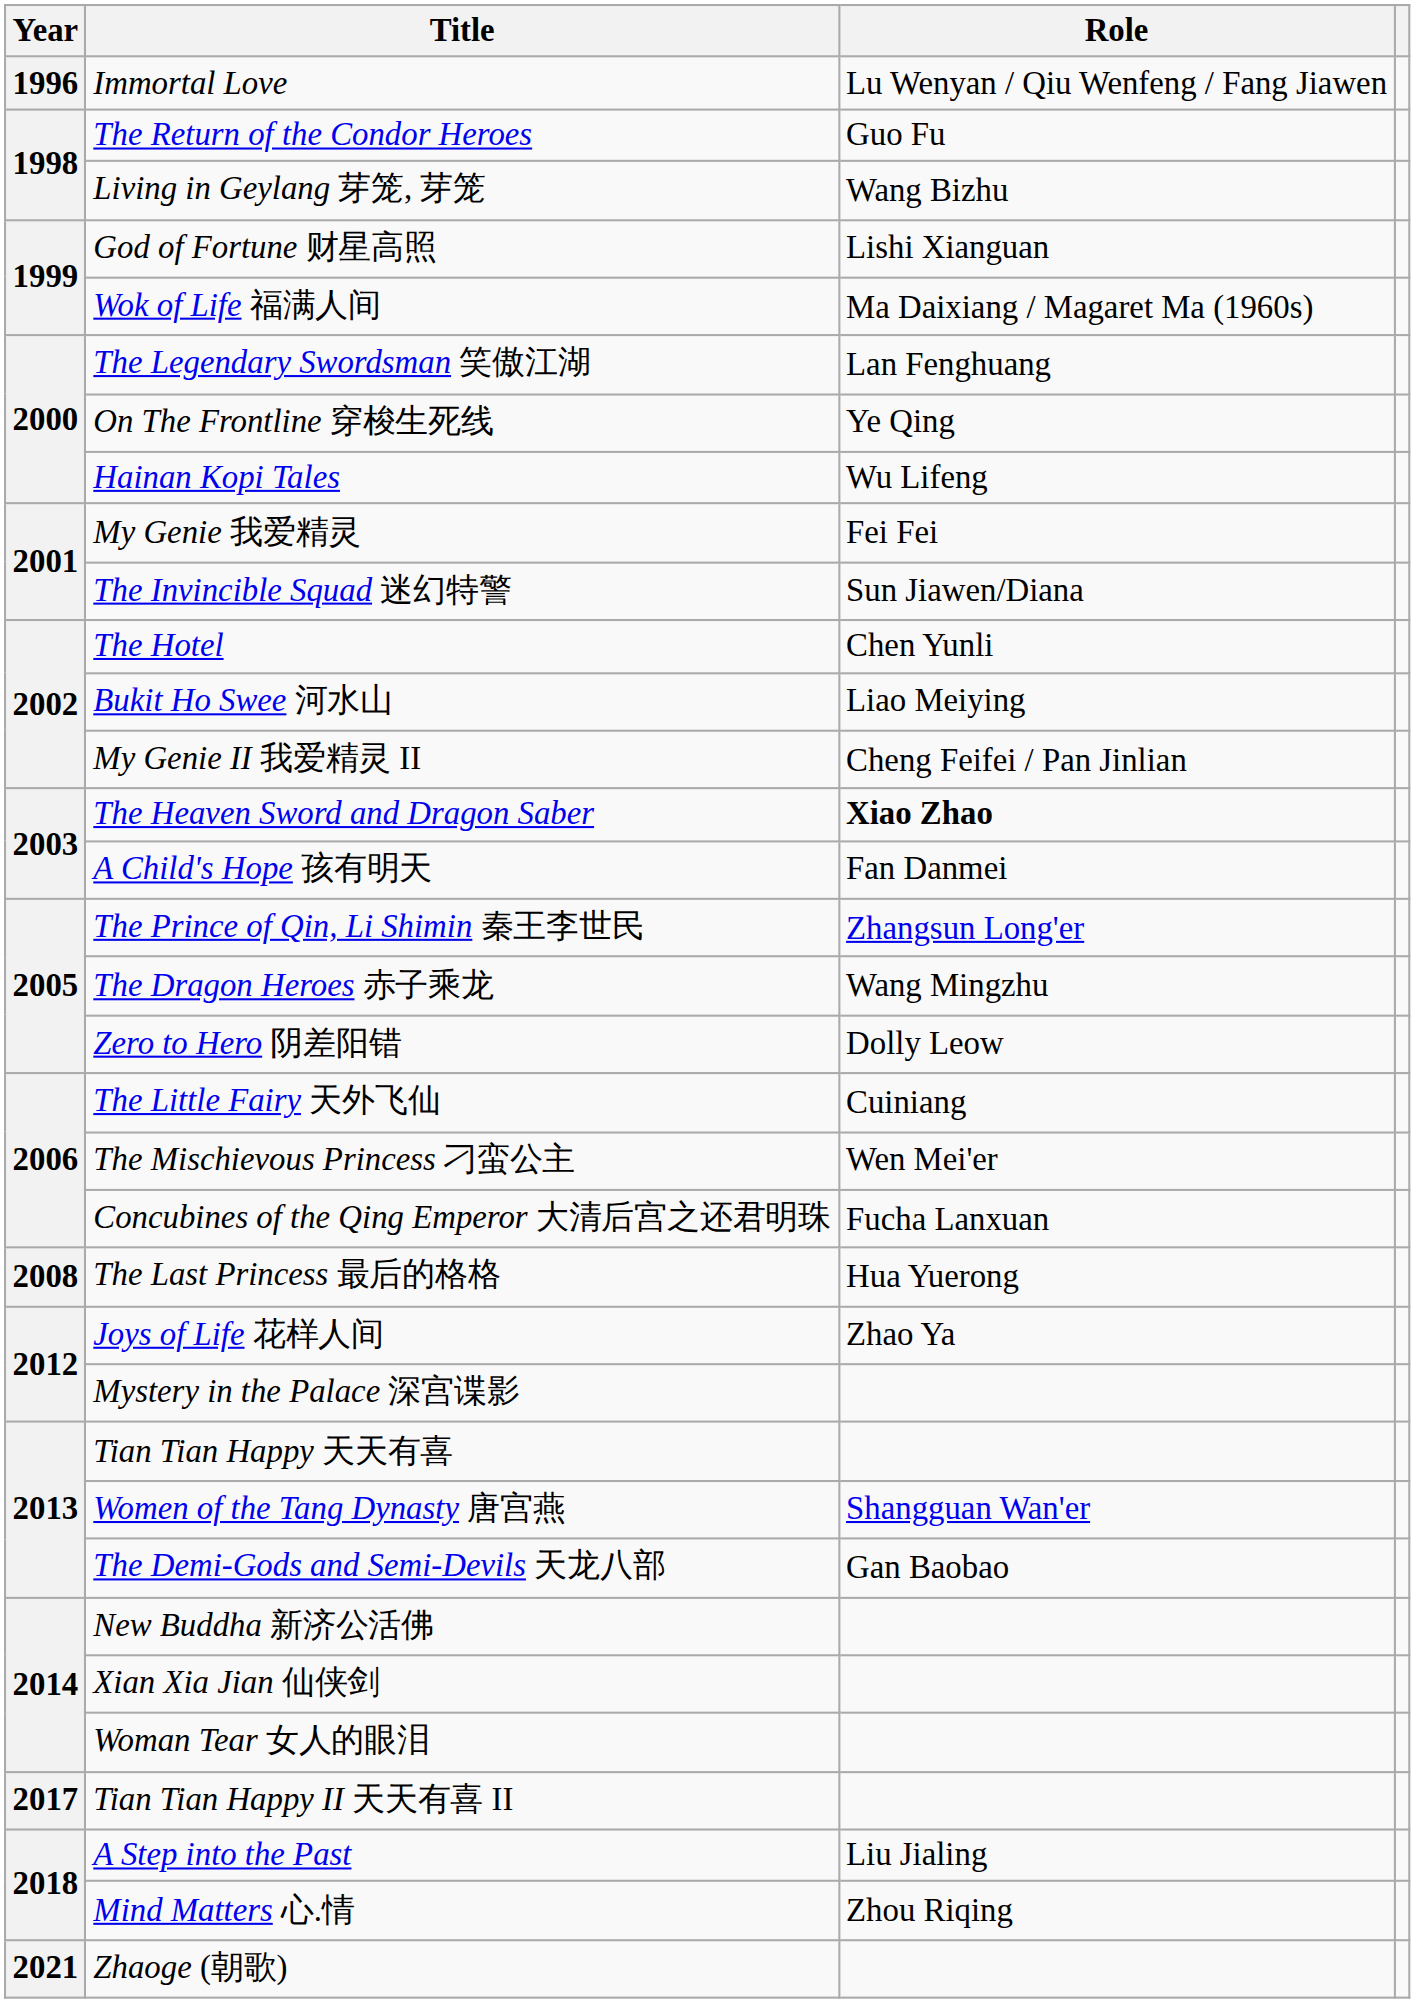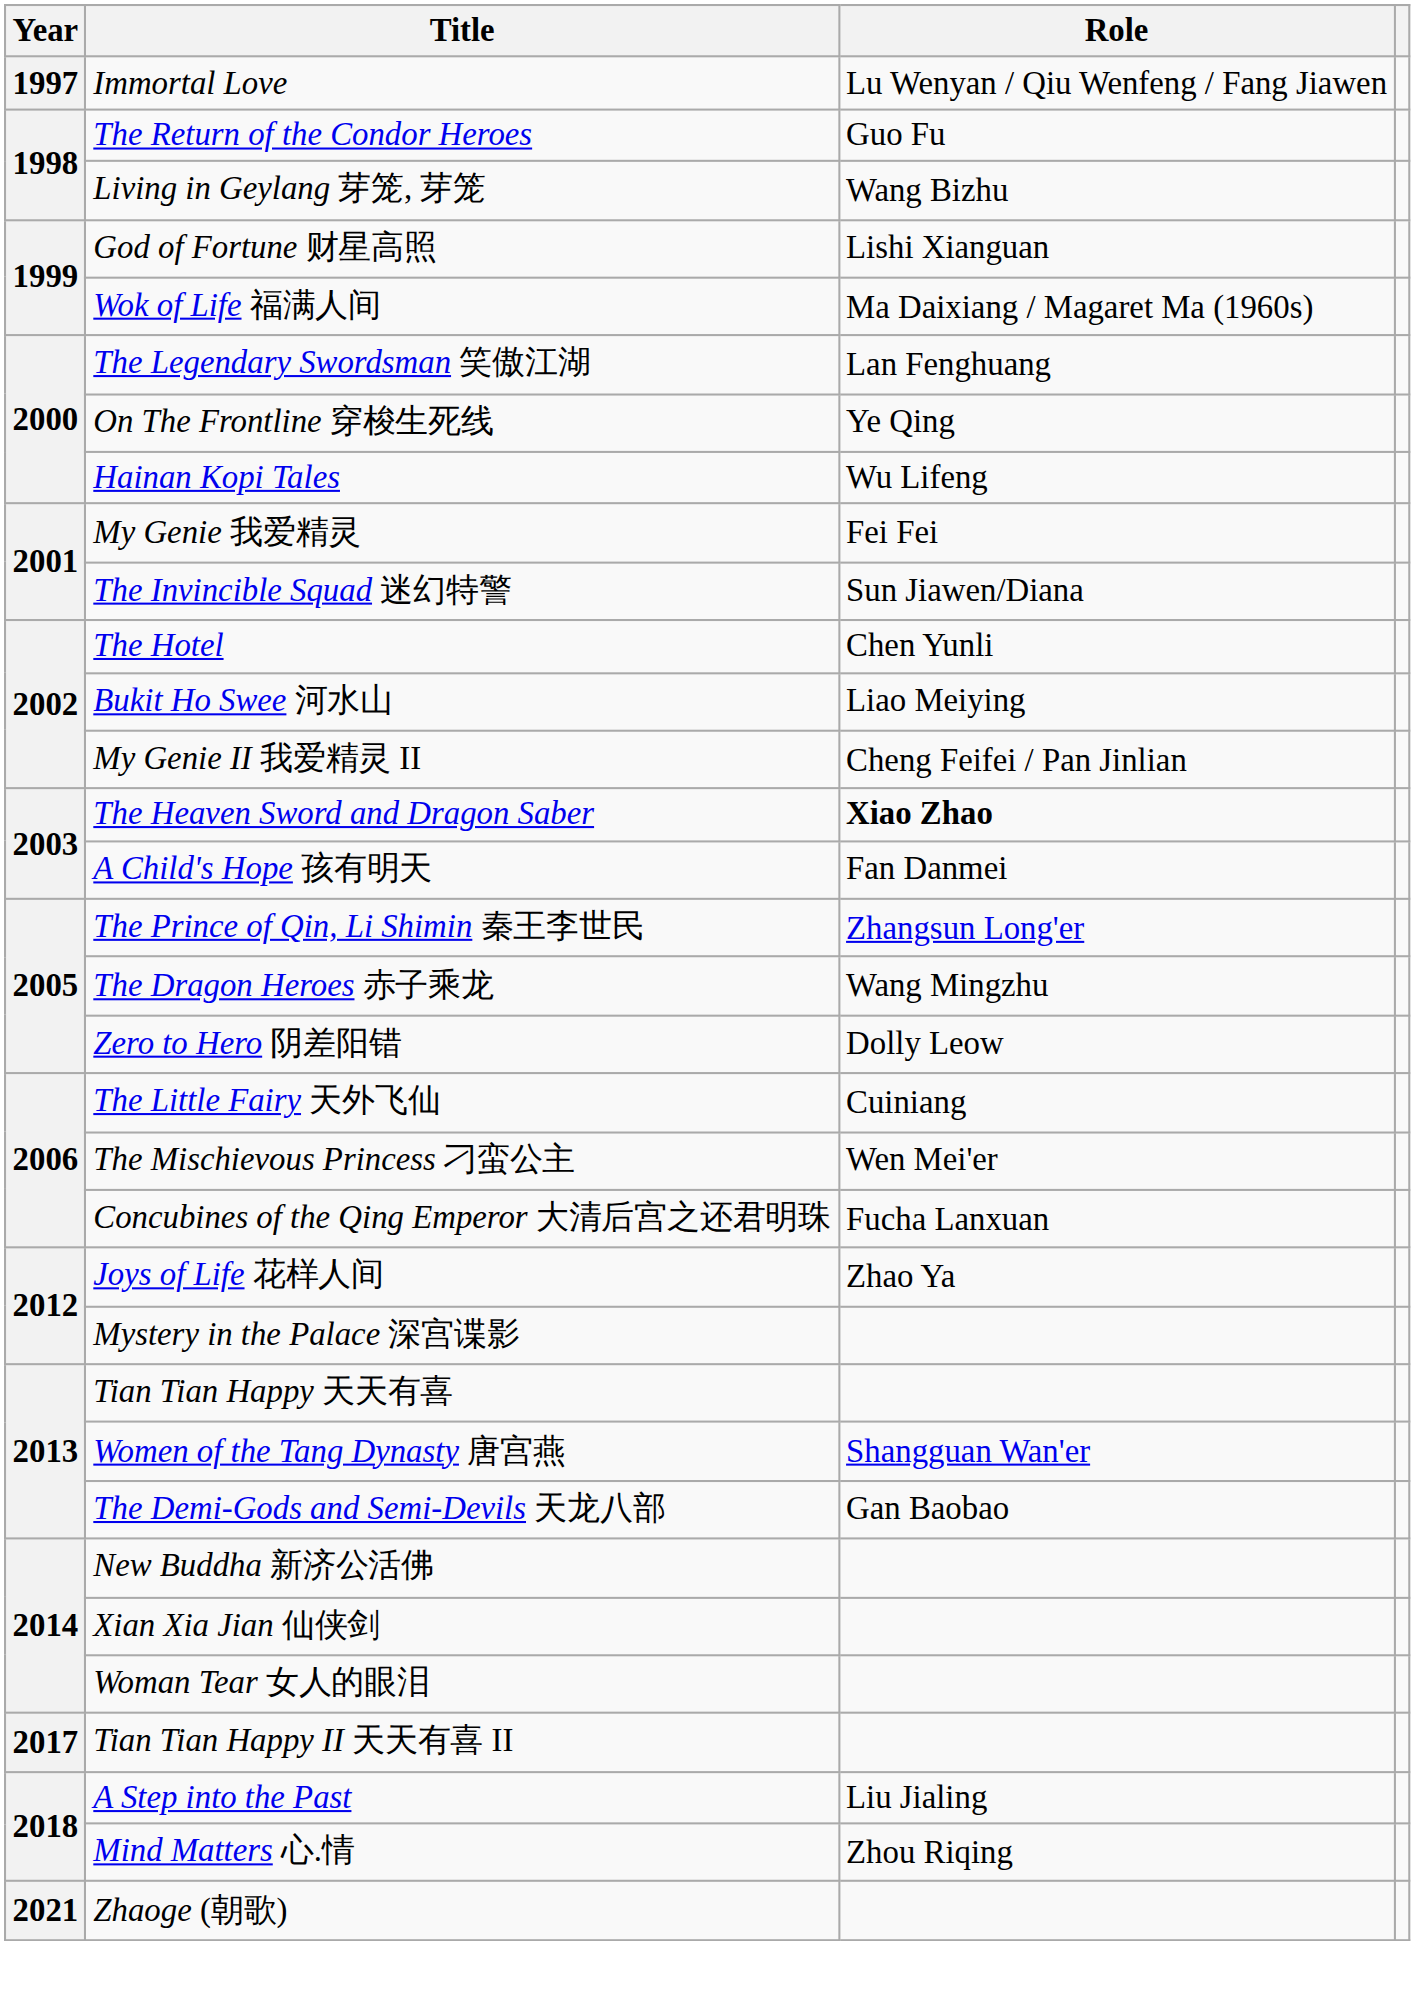(45, 82) 1996 -> (45, 82) 1997
- row: (297, 1275)
